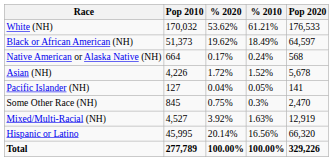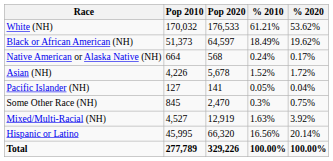columns swapped: (308, 12) <-> (226, 12)
